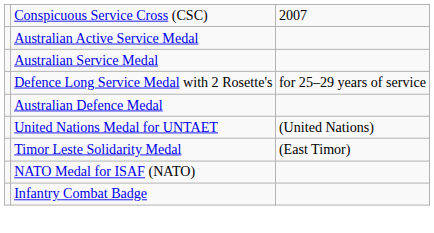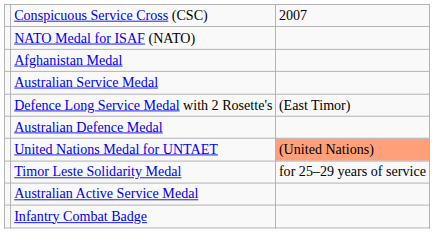rows swapped: (106, 37) <-> (105, 171)
+ row: (68, 60)
(352, 82) for 25–29 years of service -> (315, 104) (East Timor)
(326, 127) no background -> (326, 149) lightsalmon background
(315, 149) (East Timor) -> (352, 171) for 25–29 years of service
